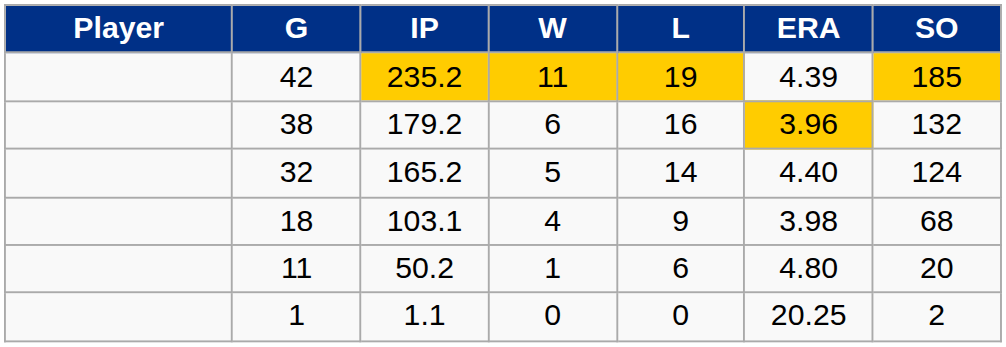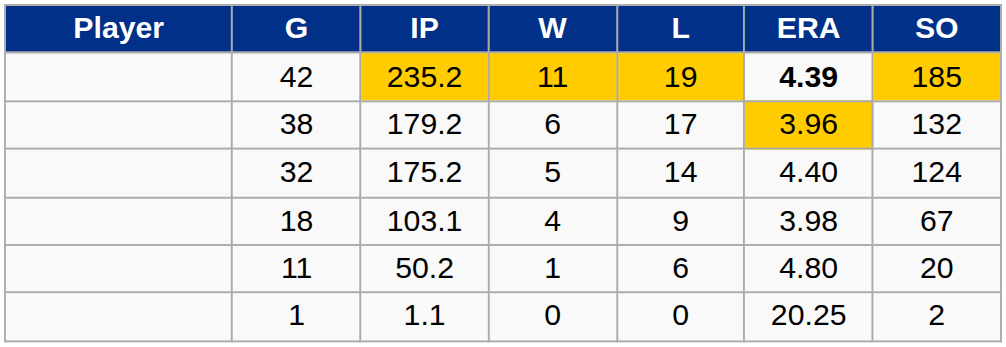(809, 76) normal -> (809, 76) bold
(681, 124) 16 -> (681, 124) 17
(425, 172) 165.2 -> (425, 172) 175.2
(937, 220) 68 -> (937, 220) 67
